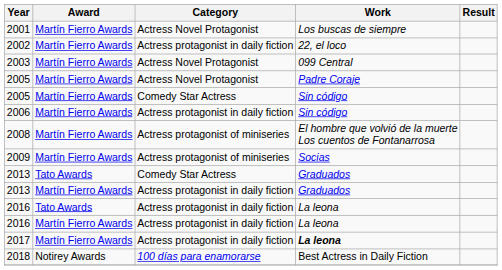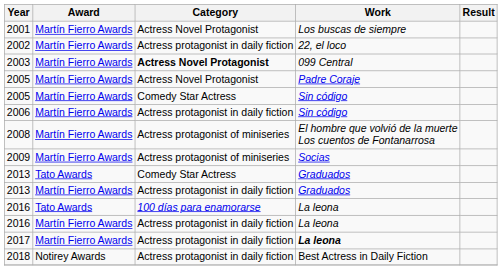(198, 63) normal -> (203, 63) bold
(215, 207) Actress protagonist in daily fiction -> (199, 207) 100 días para enamorarse
(199, 257) 100 días para enamorarse -> (215, 257) Actress protagonist in daily fiction
